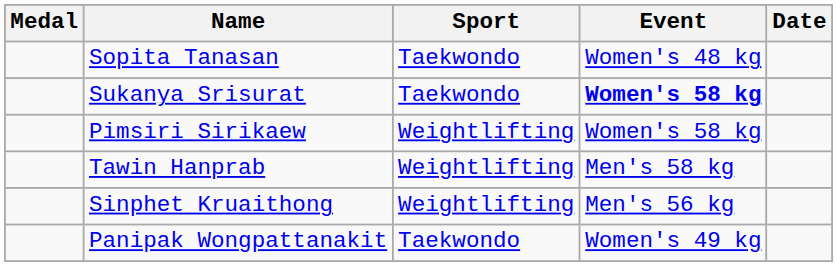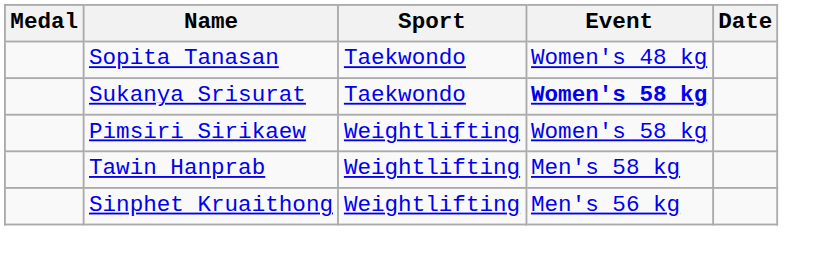- row: (238, 242)
